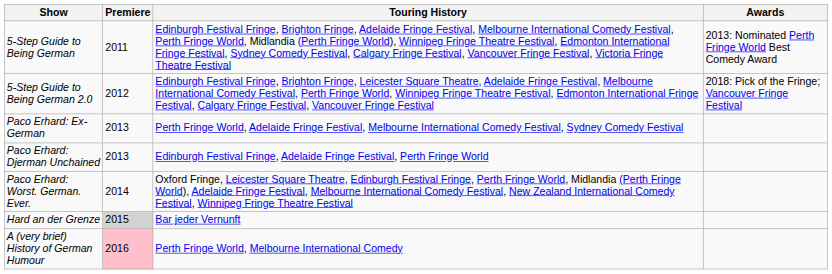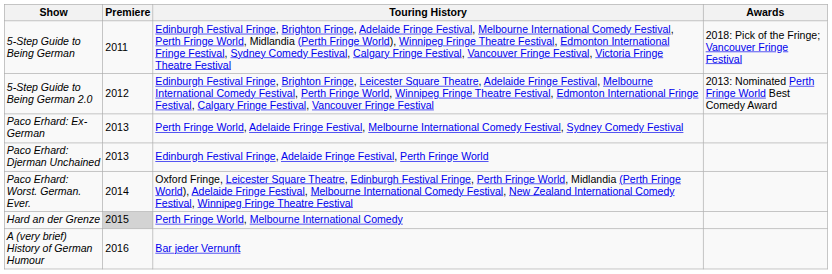(760, 47) 2013: Nominated Perth Fringe World Best Comedy Award -> (763, 47) 2018: Pick of the Fringe; Vancouver Fringe Festival
(763, 93) 2018: Pick of the Fringe; Vancouver Fringe Festival -> (760, 93) 2013: Nominated Perth Fringe World Best Comedy Award
(198, 220) Bar jeder Vernunft -> (279, 220) Perth Fringe World, Melbourne International Comedy
(117, 248) pink background -> (117, 248) no background
(279, 248) Perth Fringe World, Melbourne International Comedy -> (198, 248) Bar jeder Vernunft
